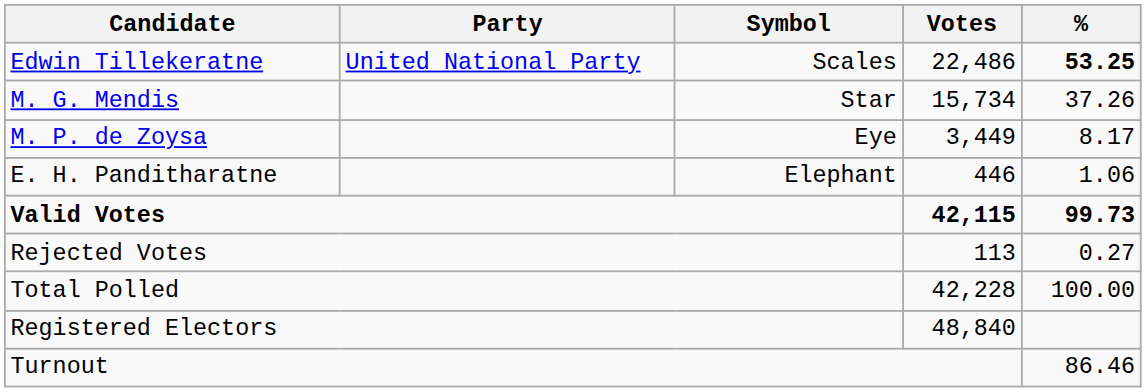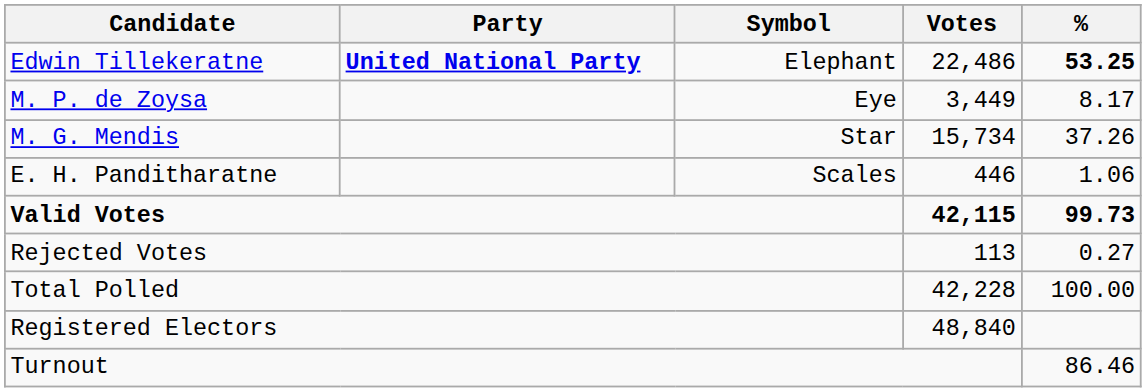(493, 62) normal -> (493, 62) bold
(855, 62) Scales -> (841, 62) Elephant
rows swapped: (95, 100) <-> (109, 138)
(841, 177) Elephant -> (855, 177) Scales
